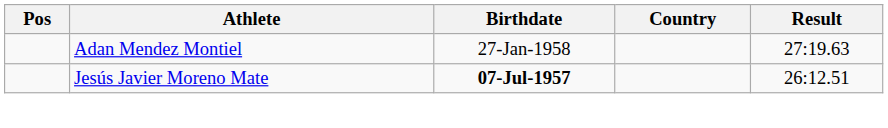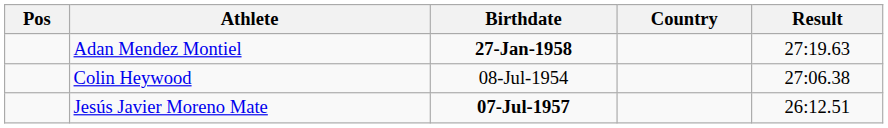(524, 48) normal -> (523, 48) bold
+ row: (133, 78)
